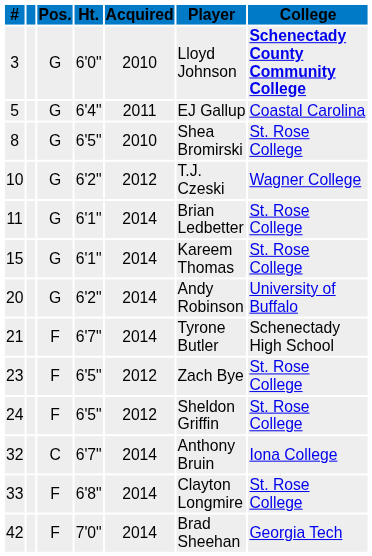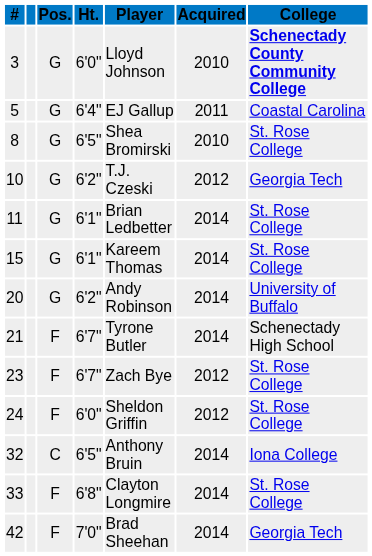columns swapped: (211, 14) <-> (140, 14)
(305, 180) Wagner College -> (296, 180) Georgia Tech
(89, 376) 6'5" -> (89, 376) 6'7"
(89, 415) 6'5" -> (89, 415) 6'0"
(89, 454) 6'7" -> (89, 454) 6'5"
